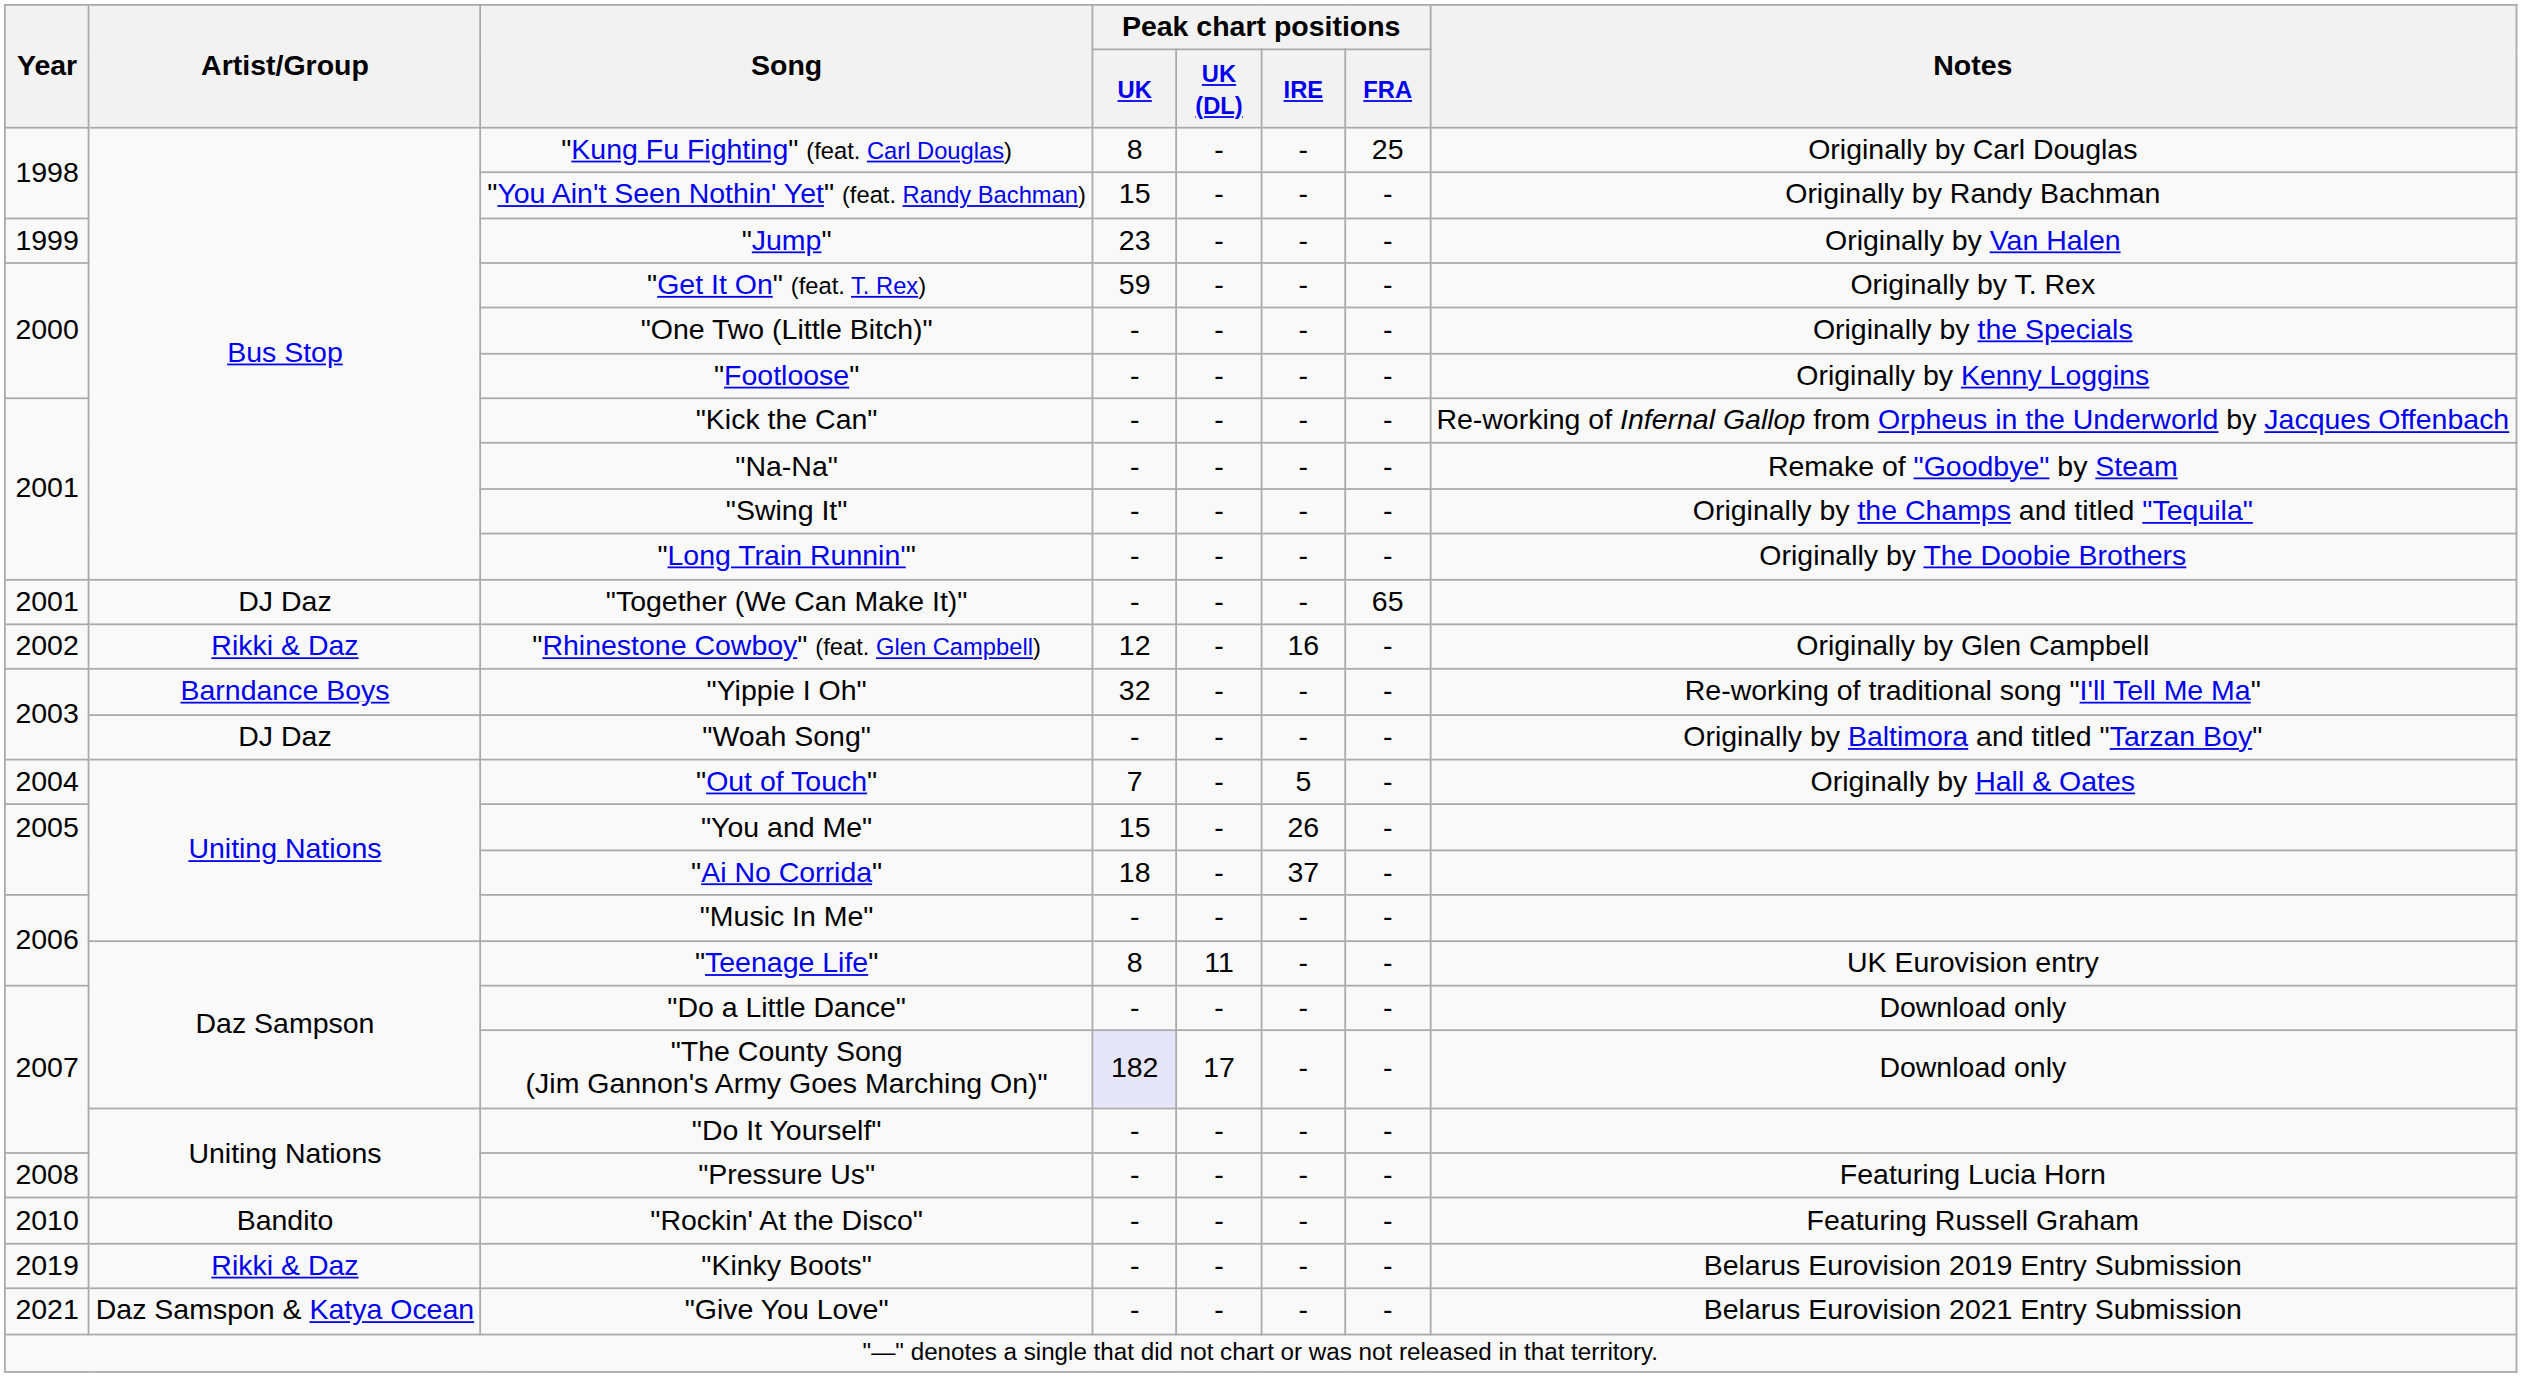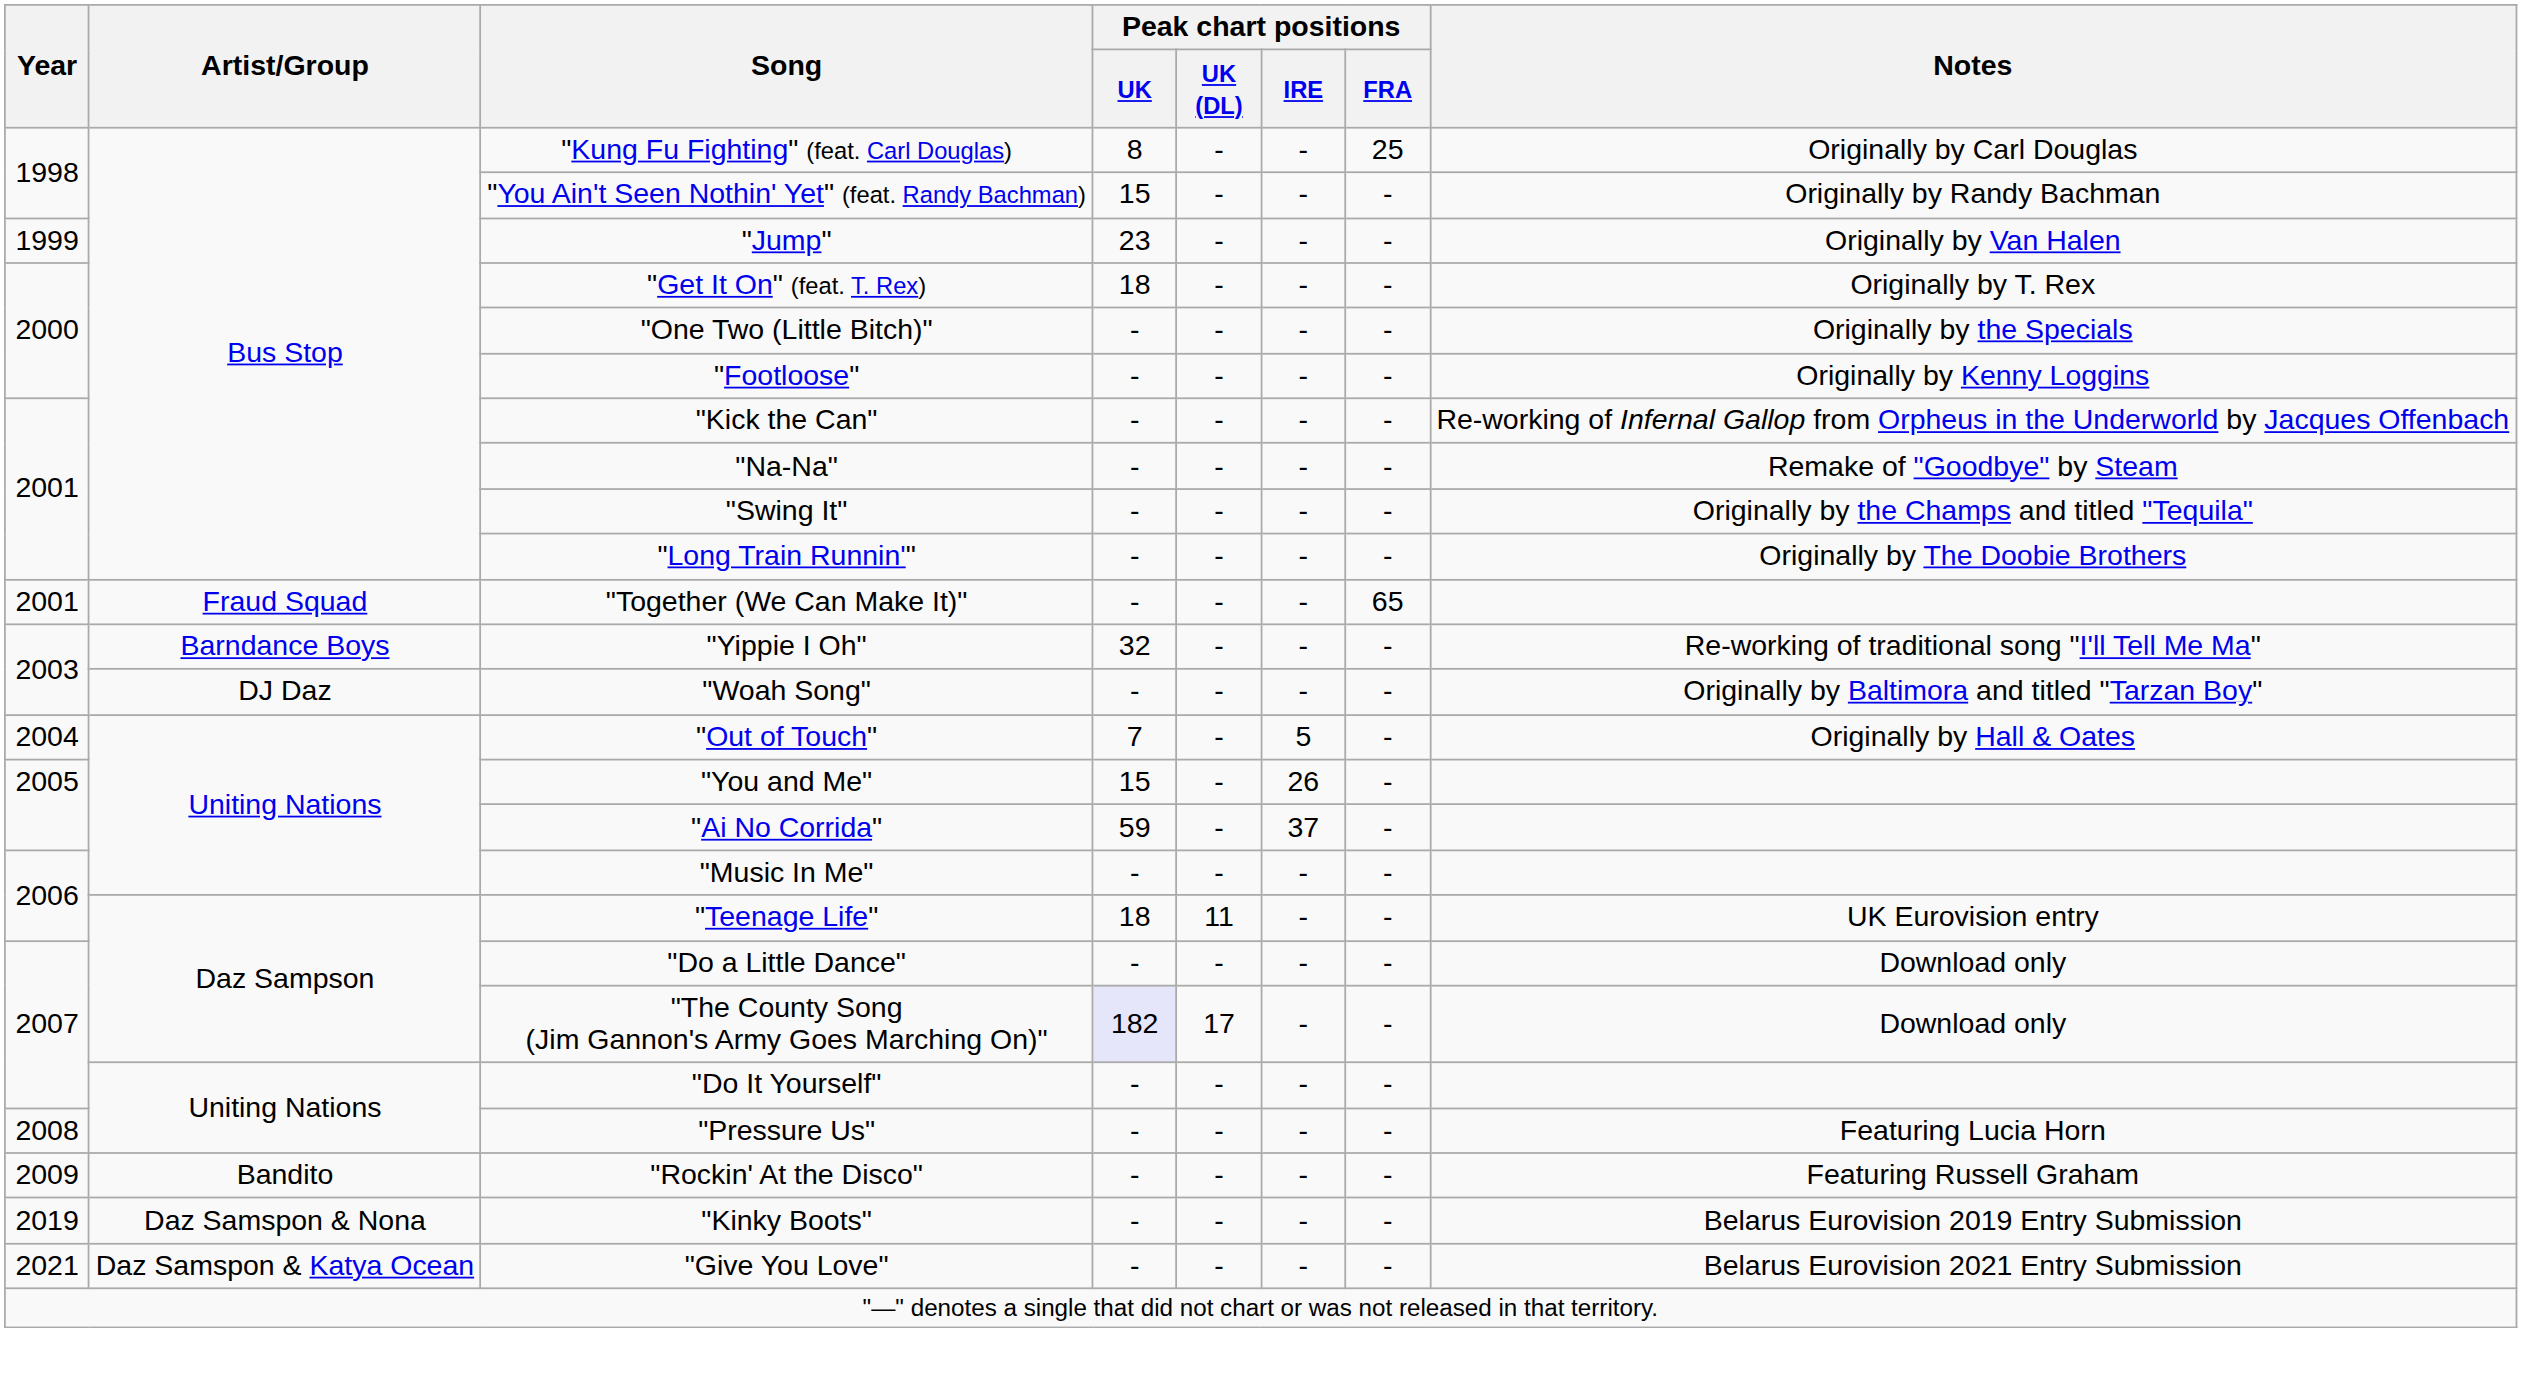(1135, 284) 59 -> (1135, 284) 18
(285, 601) DJ Daz -> (285, 601) Fraud Squad
- row: (787, 646)
(1135, 872) 18 -> (1135, 826) 59
(1135, 962) 8 -> (1135, 917) 18
(47, 1220) 2010 -> (47, 1175) 2009
(285, 1265) Rikki & Daz -> (285, 1220) Daz Samspon & Nona
